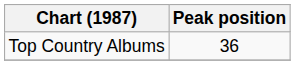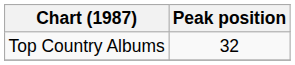(229, 45) 36 -> (229, 45) 32
